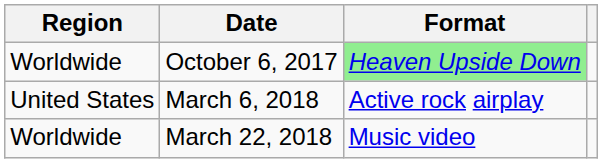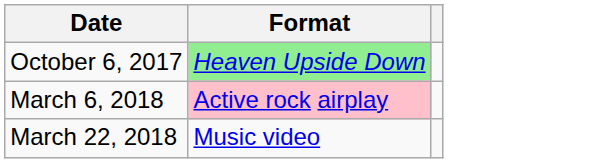- column: (82, 23)
(446, 99) no background -> (291, 99) pink background
